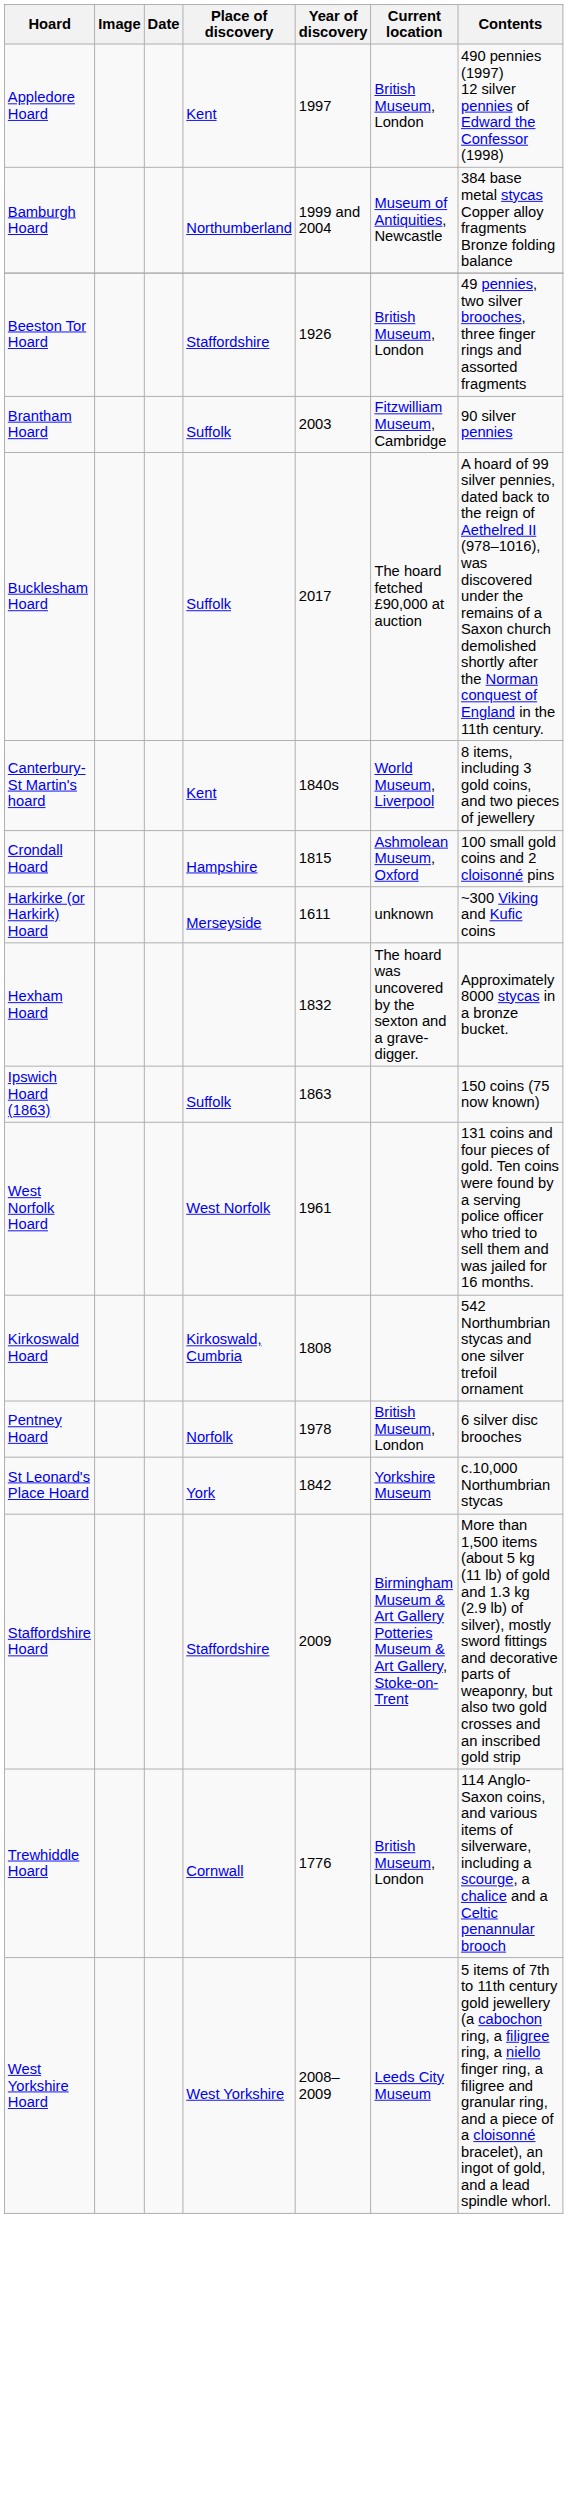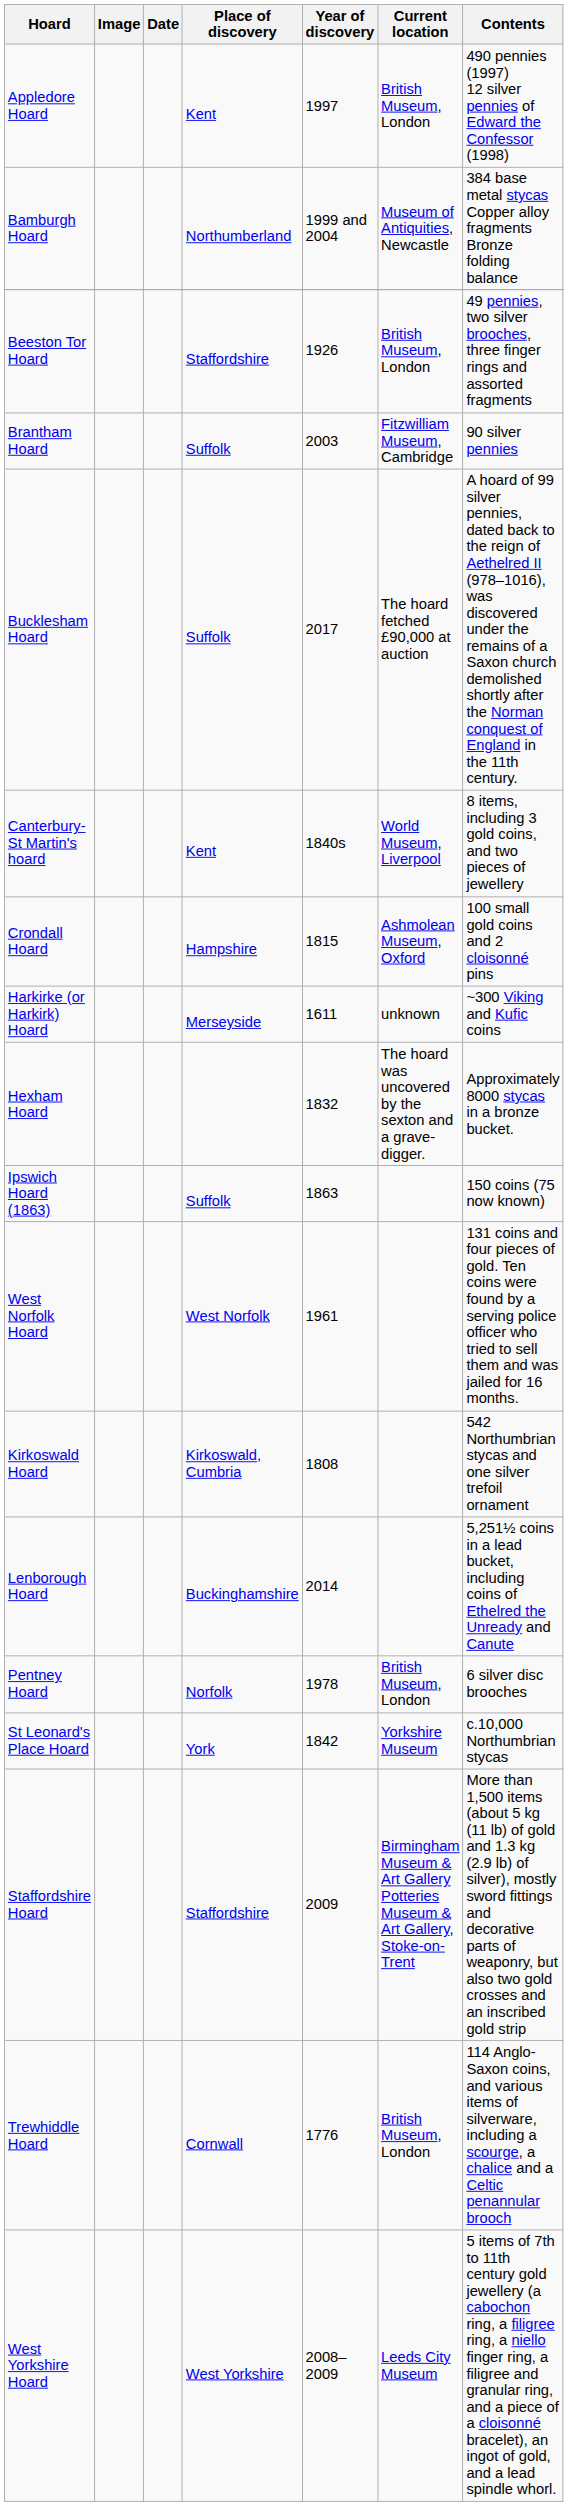+ row: (47, 1586)
